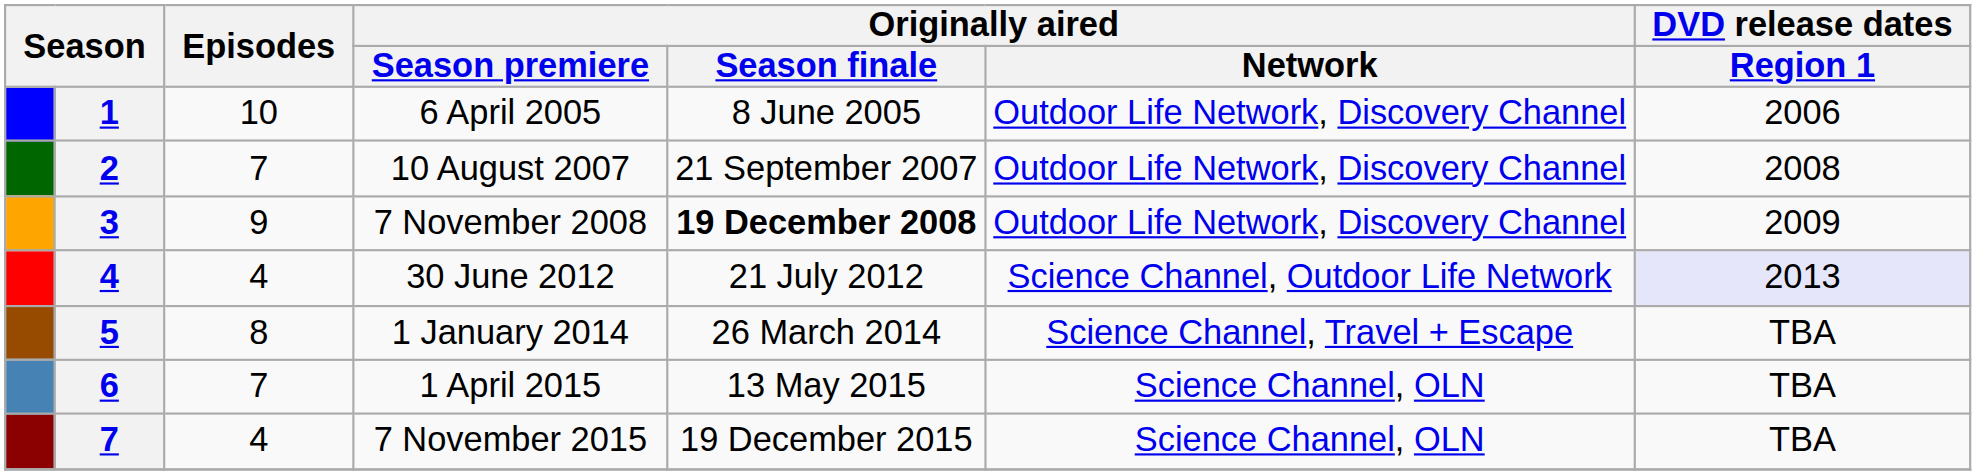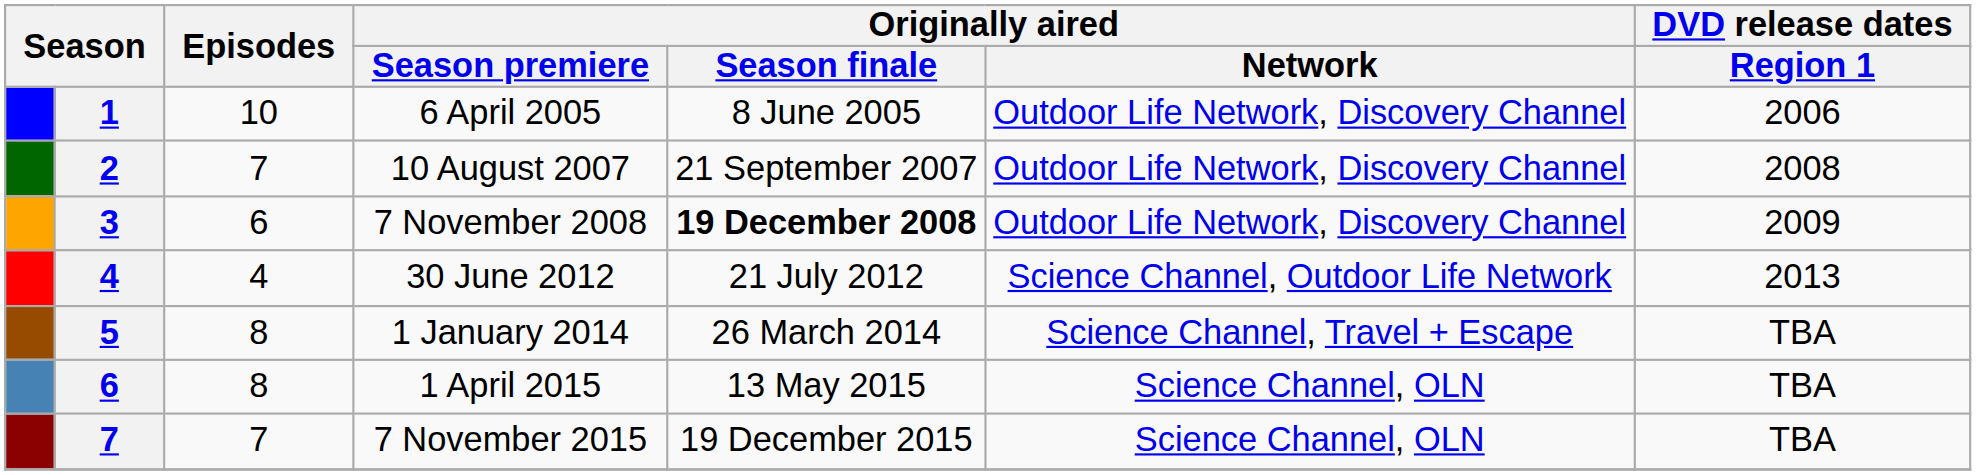(259, 222) 9 -> (259, 222) 6
(1802, 277) lavender background -> (1802, 277) no background
(259, 386) 7 -> (259, 386) 8
(259, 440) 4 -> (259, 440) 7
